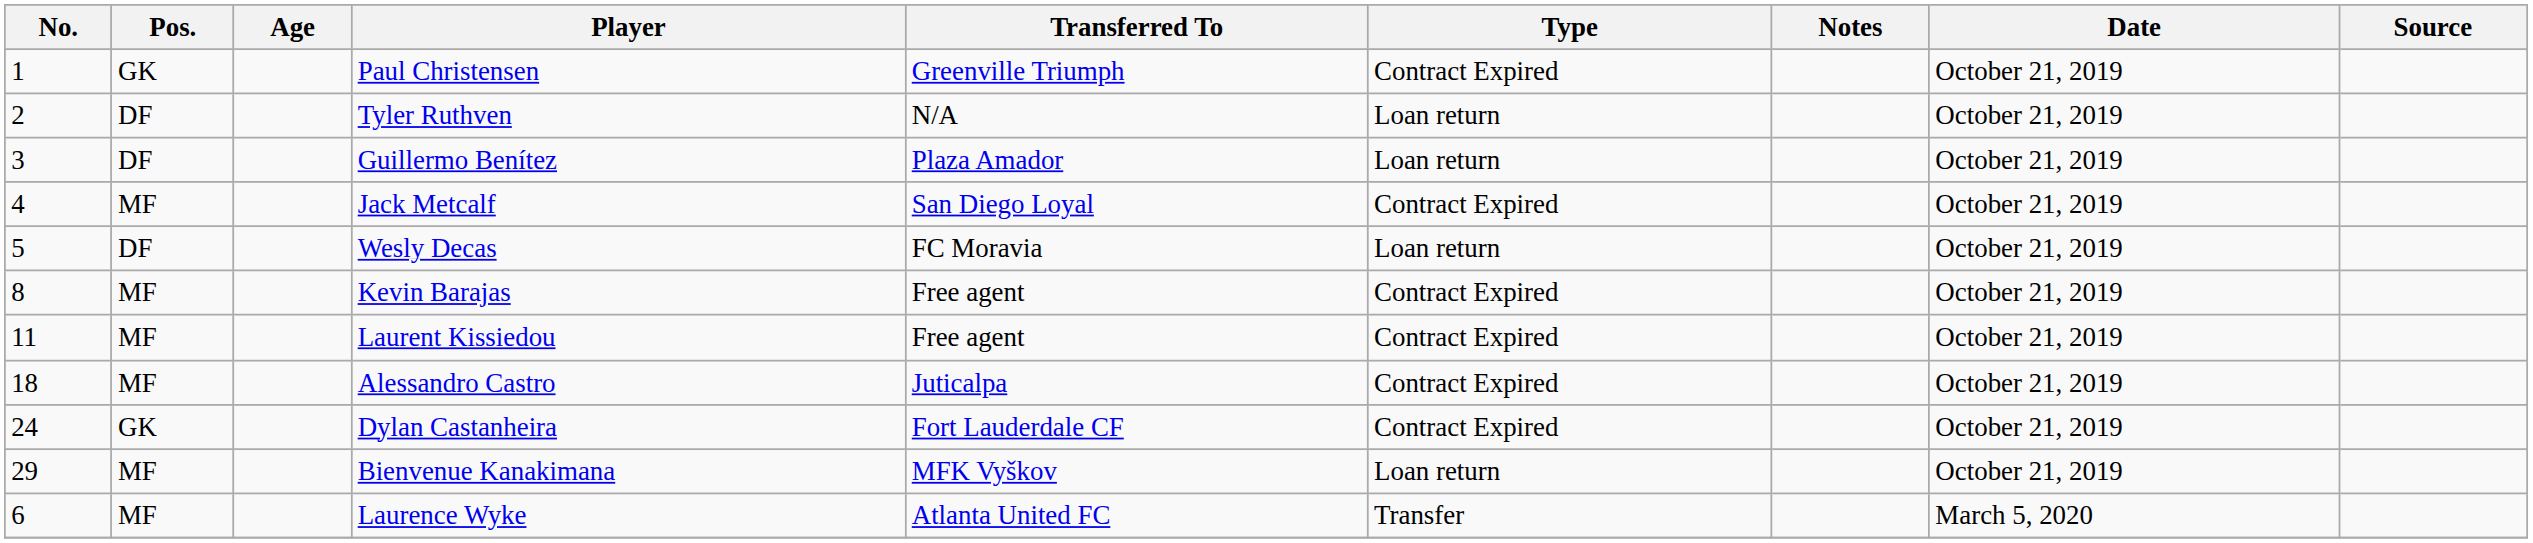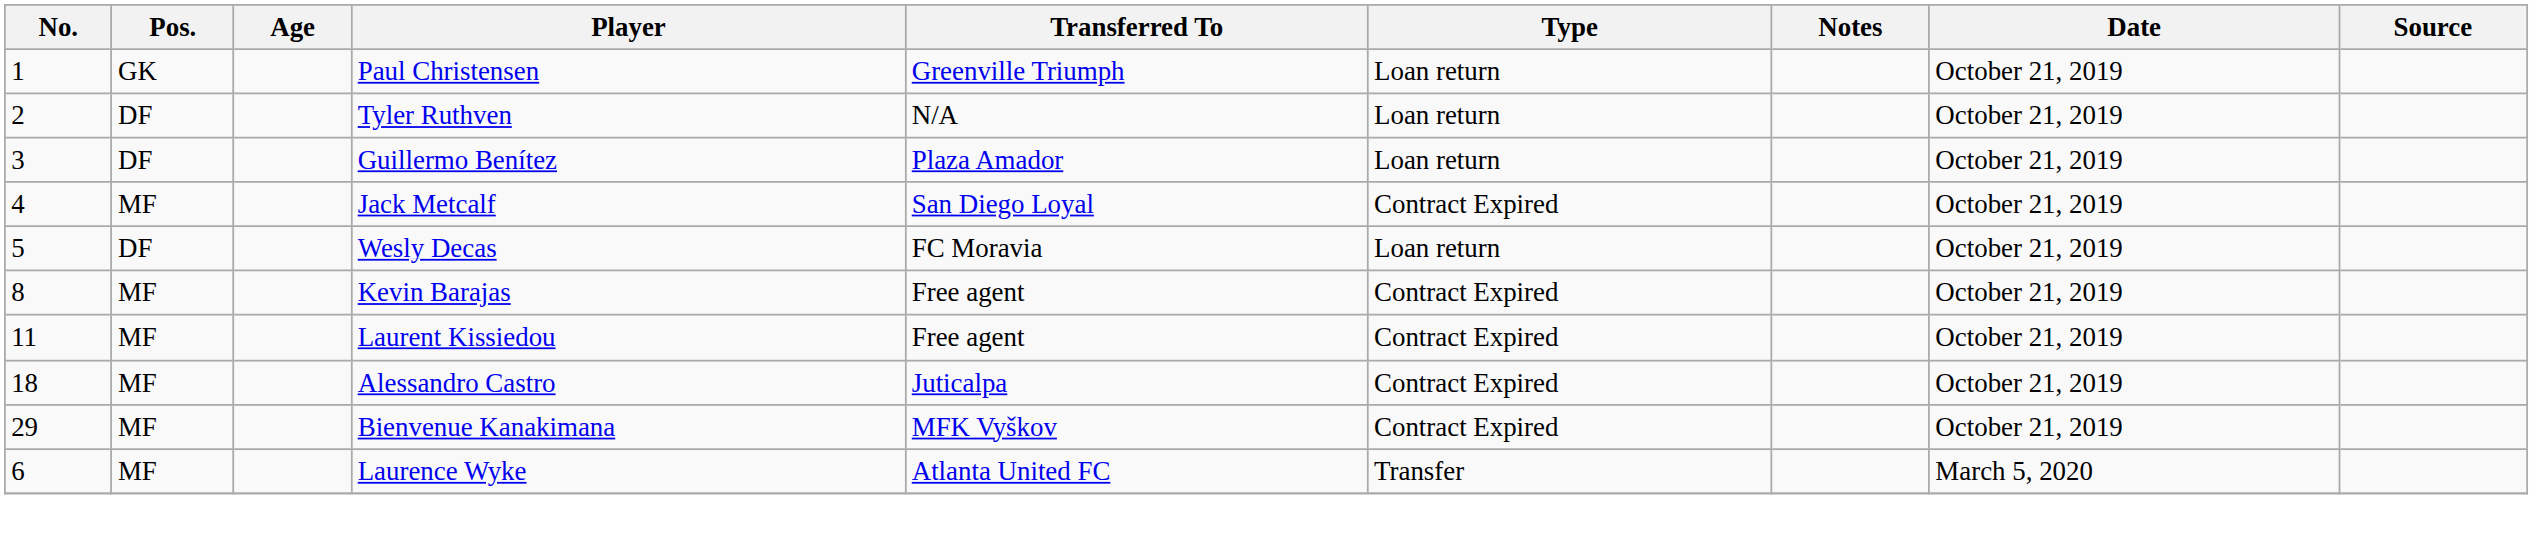(1466, 71) Contract Expired -> (1437, 71) Loan return
- row: (457, 426)
(1437, 470) Loan return -> (1466, 426) Contract Expired
